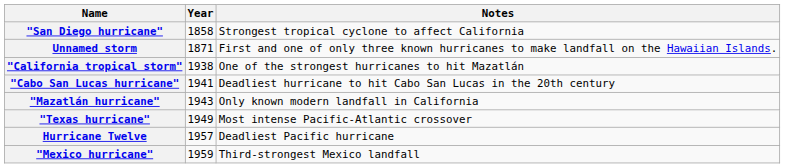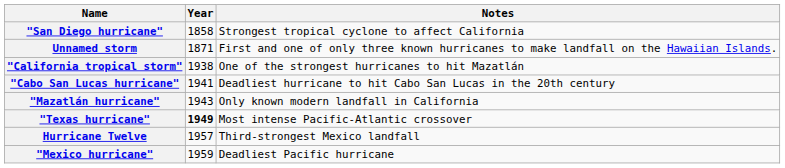(201, 119) normal -> (201, 119) bold
(306, 136) Deadliest Pacific hurricane -> (319, 136) Third-strongest Mexico landfall
(319, 154) Third-strongest Mexico landfall -> (306, 154) Deadliest Pacific hurricane
